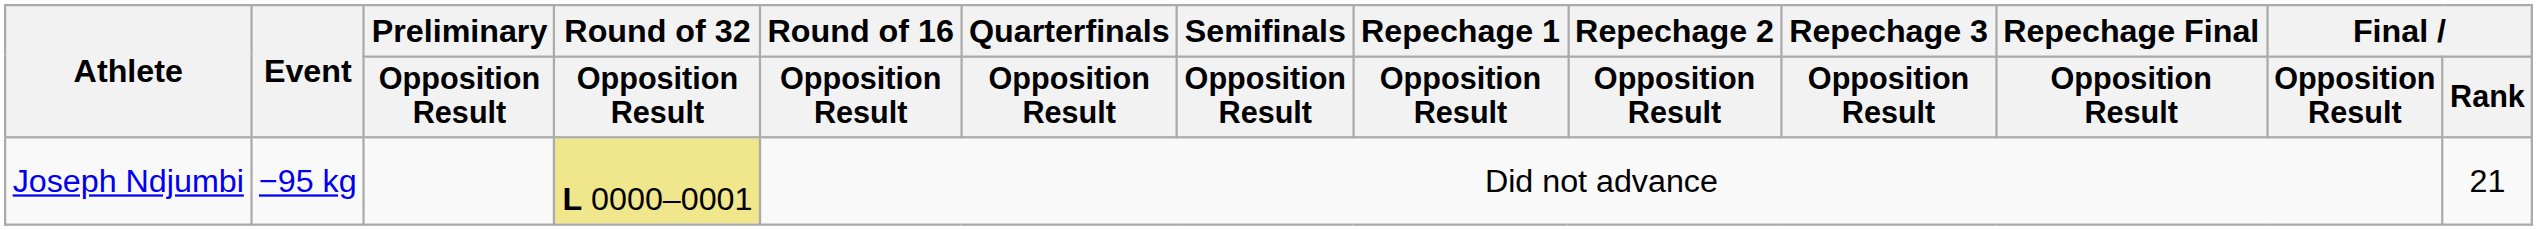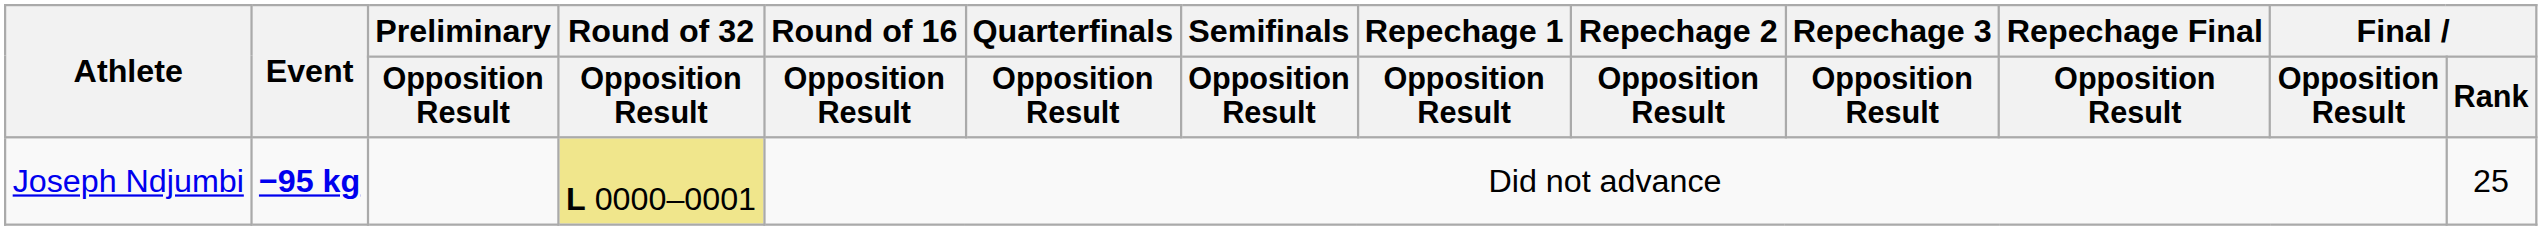(308, 182) normal -> (310, 182) bold
(2487, 182) 21 -> (2491, 182) 25
